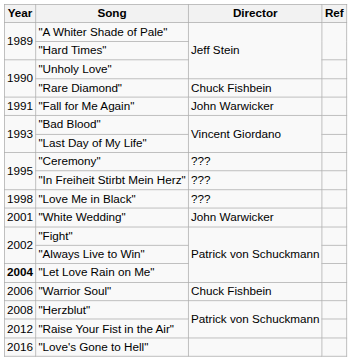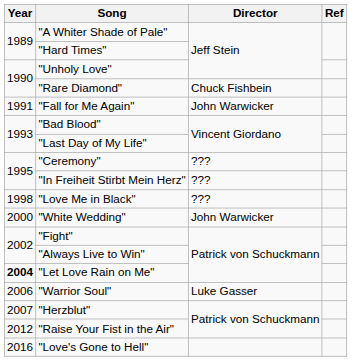(20, 217) 2001 -> (20, 217) 2000
(231, 291) Chuck Fishbein -> (224, 291) Luke Gasser
(20, 310) 2008 -> (20, 310) 2007
